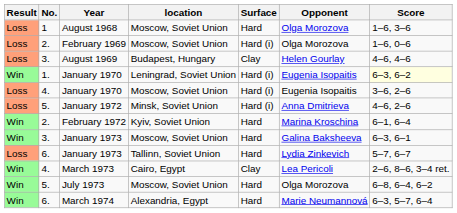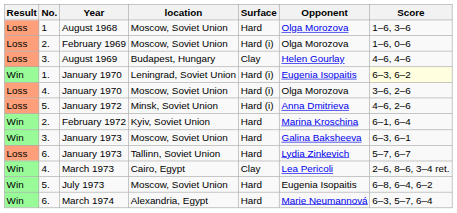(319, 91) Eugenia Isopaitis -> (315, 91) Olga Morozova
(315, 184) Olga Morozova -> (319, 184) Eugenia Isopaitis
